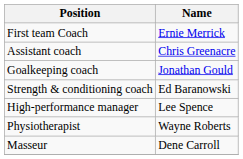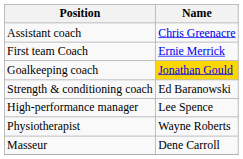rows swapped: (48, 32) <-> (44, 51)
(196, 70) no background -> (196, 70) gold background
